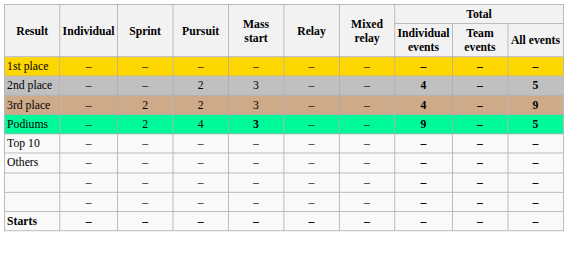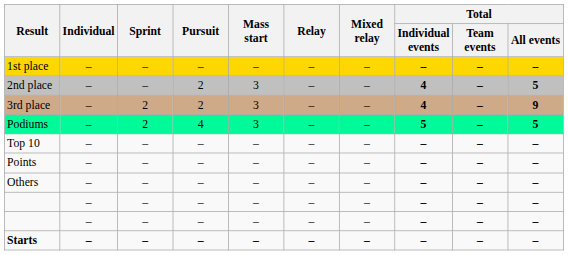(256, 124) bold -> (256, 124) normal
(423, 124) 9 -> (423, 124) 5
+ row: (22, 163)
